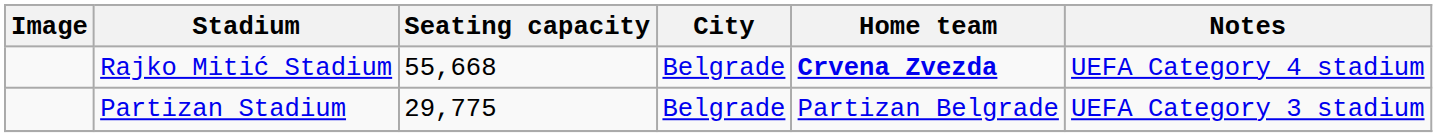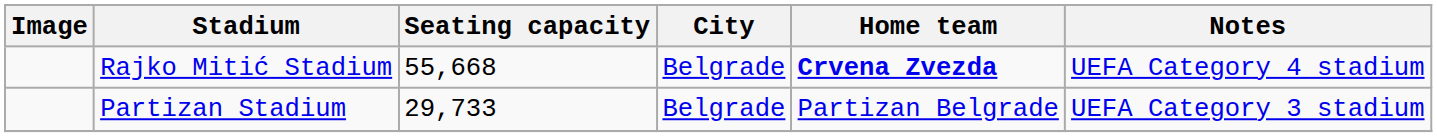(450, 109) 29,775 -> (450, 109) 29,733
